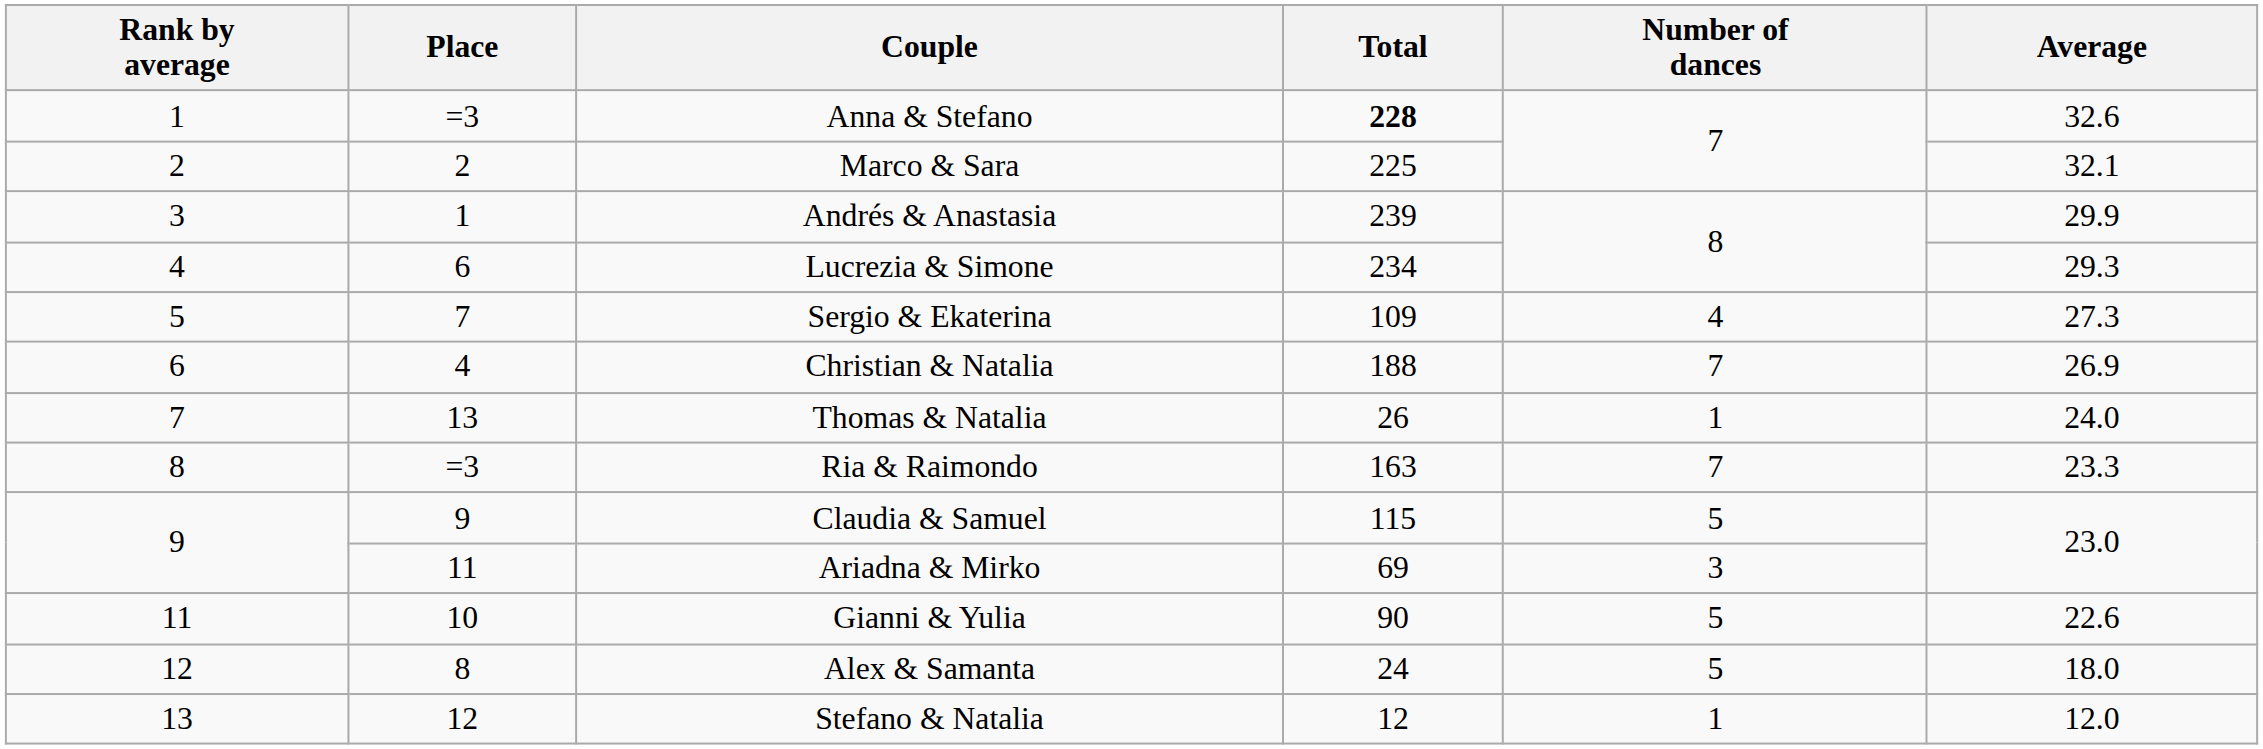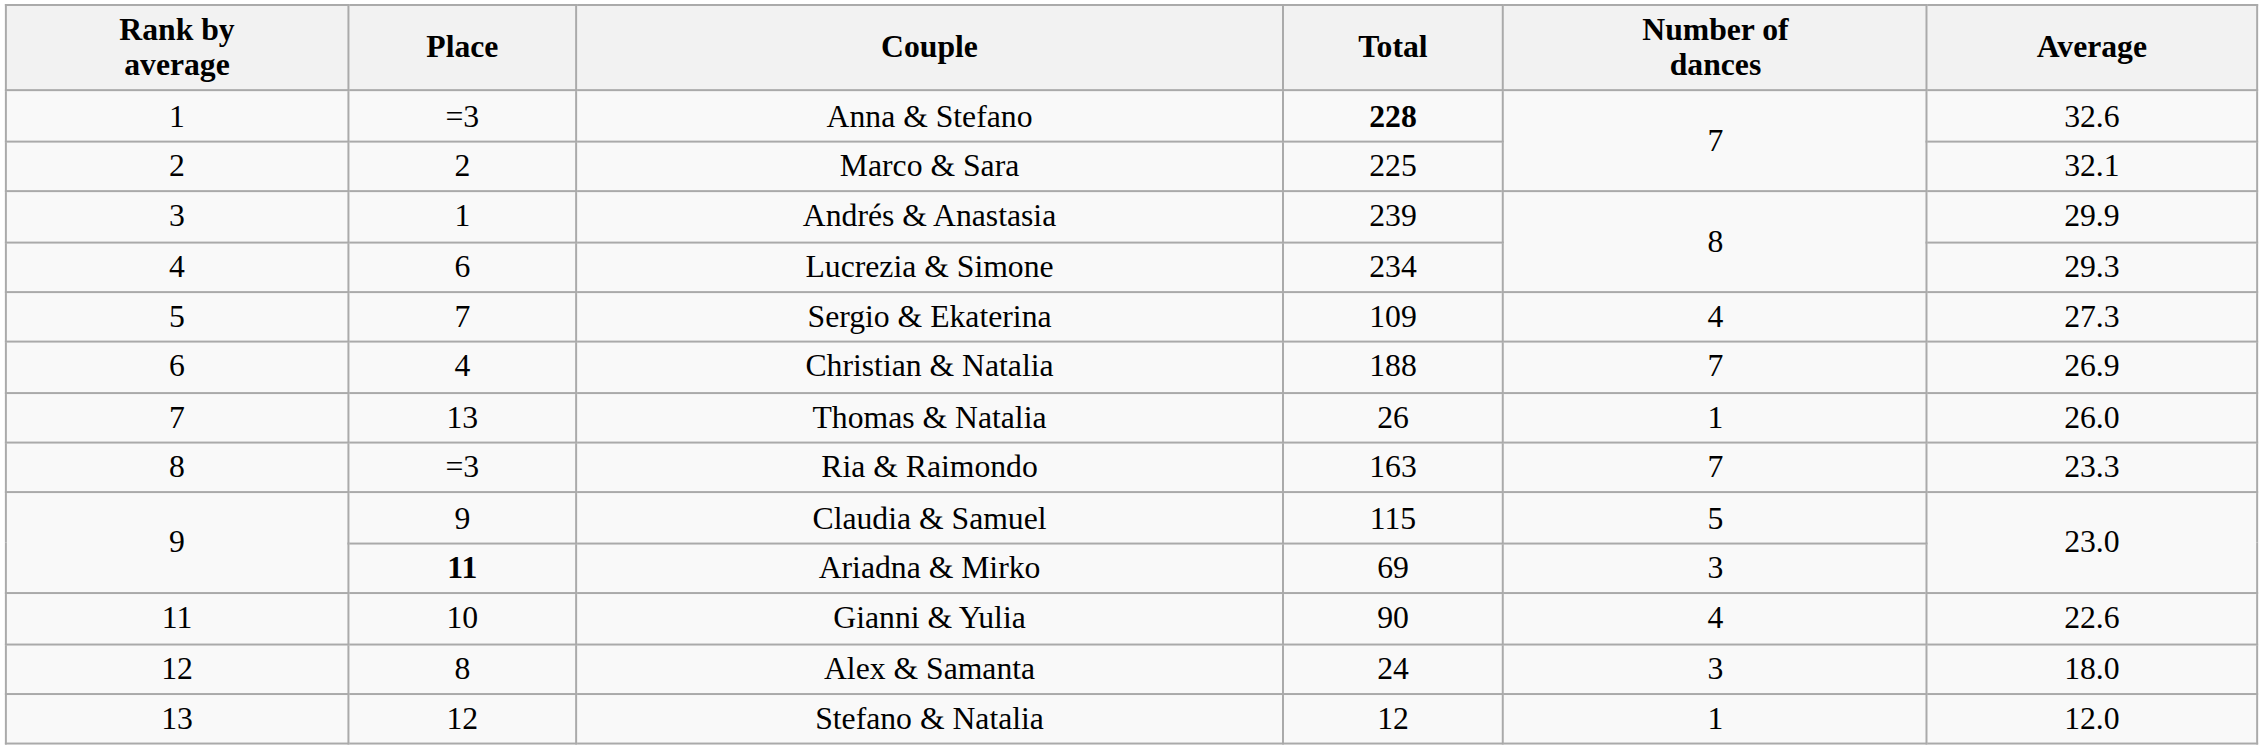(2092, 416) 24.0 -> (2092, 416) 26.0
(462, 567) normal -> (462, 567) bold
(1715, 617) 5 -> (1715, 617) 4
(1715, 668) 5 -> (1715, 668) 3
